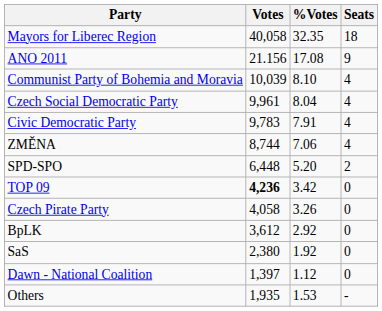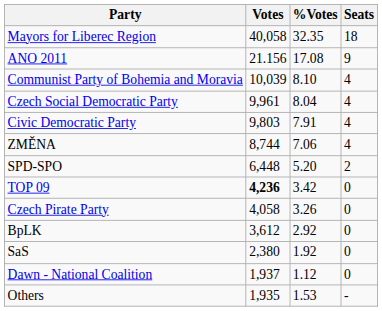(264, 123) 9,783 -> (264, 123) 9,803
(264, 274) 1,397 -> (264, 274) 1,937
